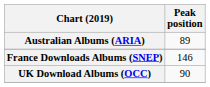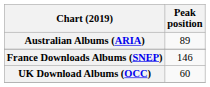(185, 73) 90 -> (185, 73) 60
